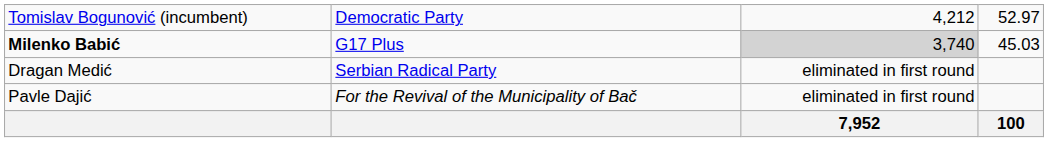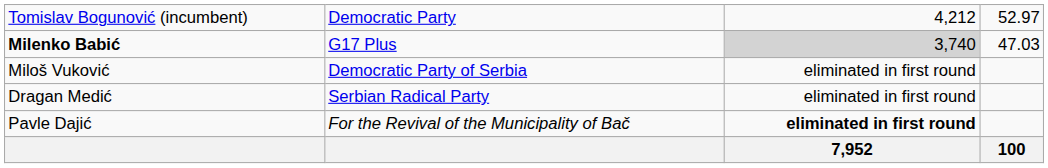(1019, 44) 45.03 -> (1019, 44) 47.03
+ row: (59, 70)
(888, 96) normal -> (881, 123) bold
